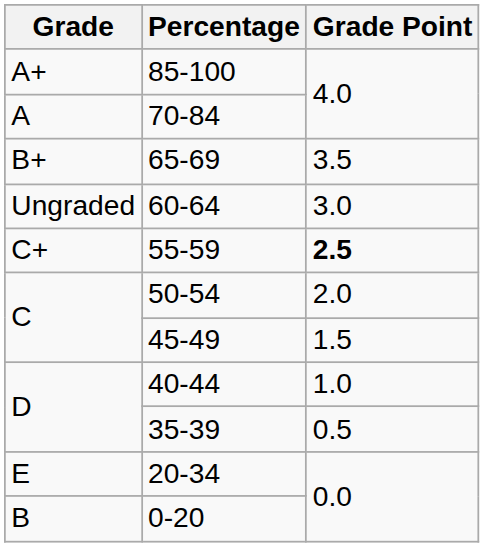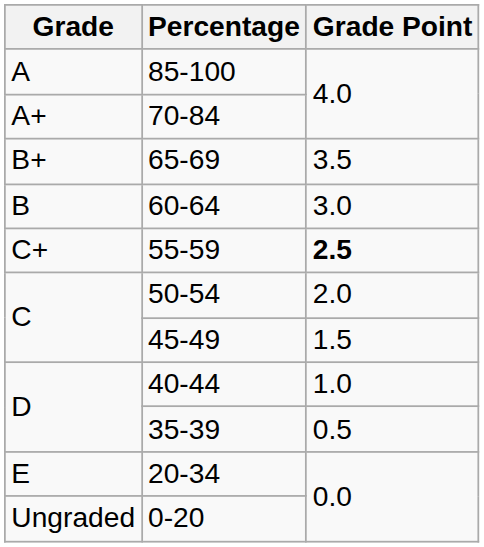(29, 71) A+ -> (21, 71) A
(21, 116) A -> (29, 116) A+
(73, 205) Ungraded -> (21, 205) B
(21, 518) B -> (73, 518) Ungraded
